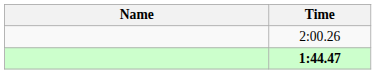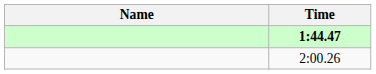rows swapped: (320, 58) <-> (320, 36)
